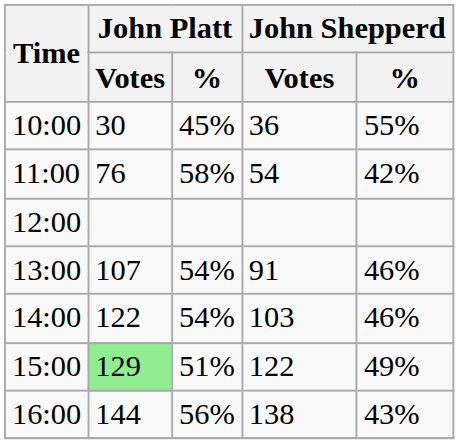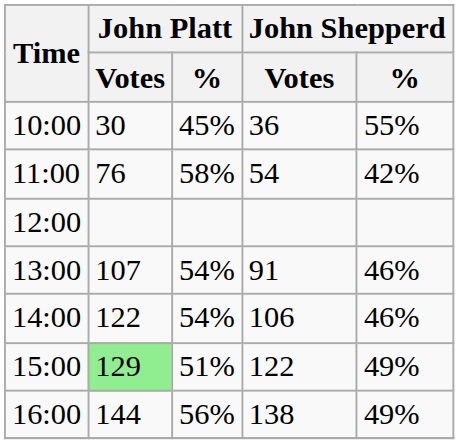(272, 317) 103 -> (272, 317) 106
(392, 414) 43% -> (392, 414) 49%
